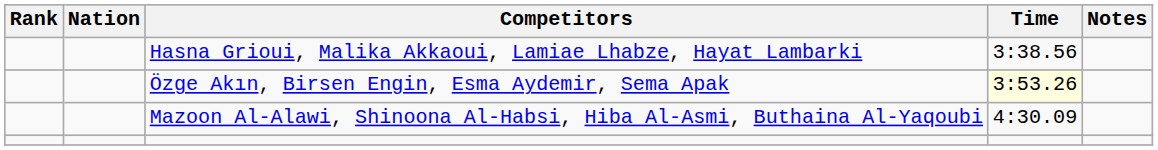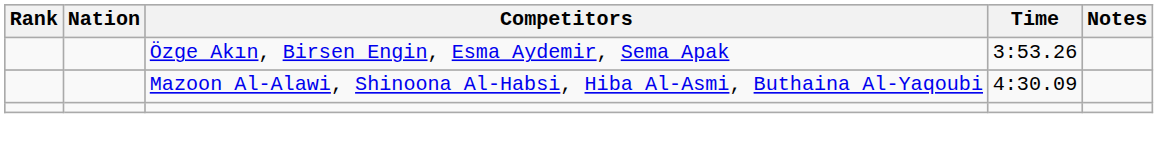- row: (506, 54)
(1035, 86) lightyellow background -> (1035, 54) no background
